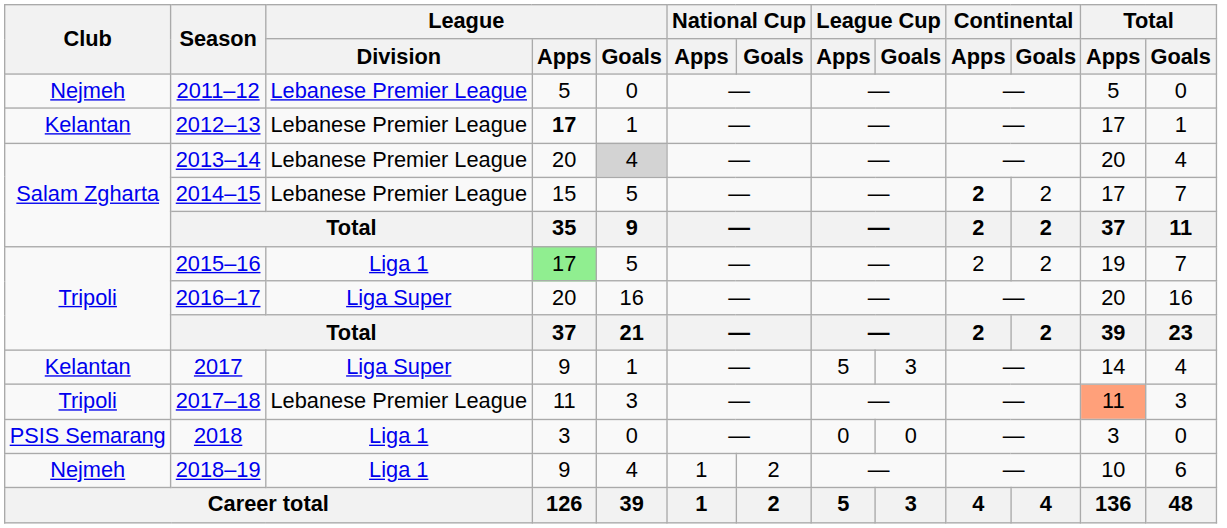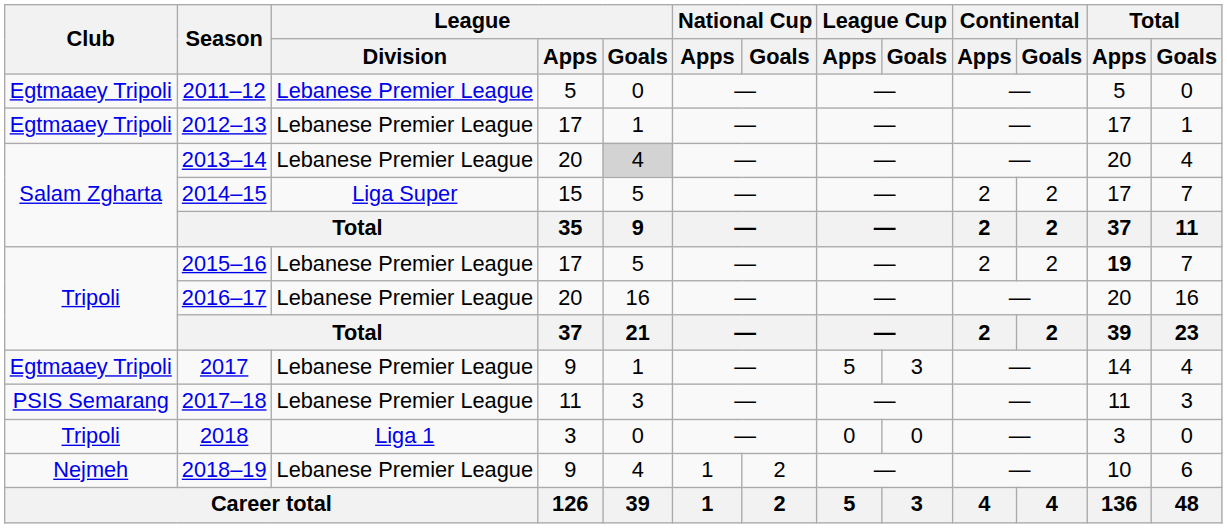(88, 90) Nejmeh -> (91, 90) Egtmaaey Tripoli
(88, 125) Kelantan -> (91, 125) Egtmaaey Tripoli
(564, 125) bold -> (570, 125) normal
(399, 194) Lebanese Premier League -> (405, 194) Liga Super
(978, 194) bold -> (984, 194) normal
(399, 263) Liga 1 -> (405, 263) Lebanese Premier League
(564, 263) lightgreen background -> (570, 263) no background
(1113, 263) normal -> (1119, 263) bold
(399, 297) Liga Super -> (405, 297) Lebanese Premier League
(88, 366) Kelantan -> (91, 366) Egtmaaey Tripoli
(399, 366) Liga Super -> (405, 366) Lebanese Premier League
(88, 401) Tripoli -> (91, 401) PSIS Semarang
(1113, 401) lightsalmon background -> (1119, 401) no background
(88, 435) PSIS Semarang -> (91, 435) Tripoli
(399, 470) Liga 1 -> (405, 470) Lebanese Premier League
